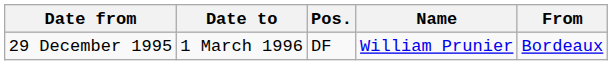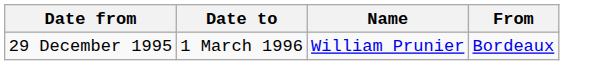- column: (332, 19)
